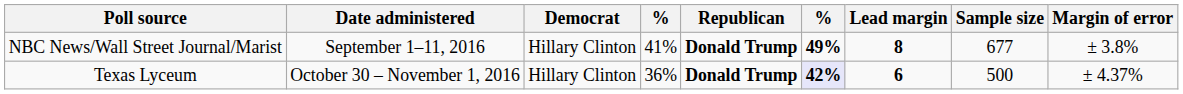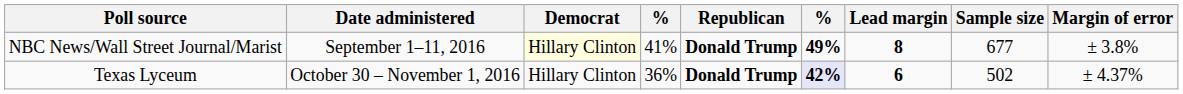(582, 46) no background -> (582, 46) lightyellow background
(1000, 74) 500 -> (1000, 74) 502
